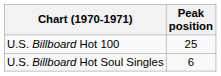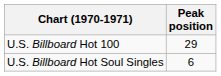(191, 44) 25 -> (191, 44) 29
